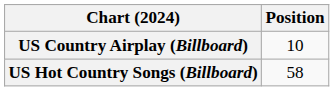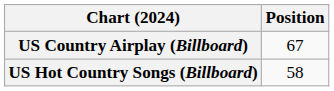(295, 45) 10 -> (295, 45) 67
